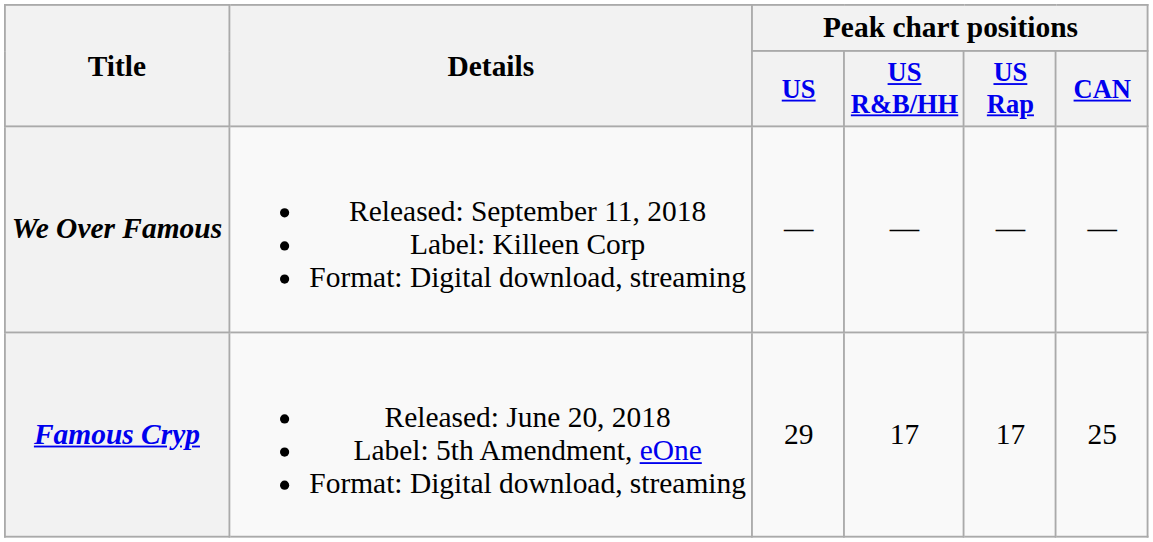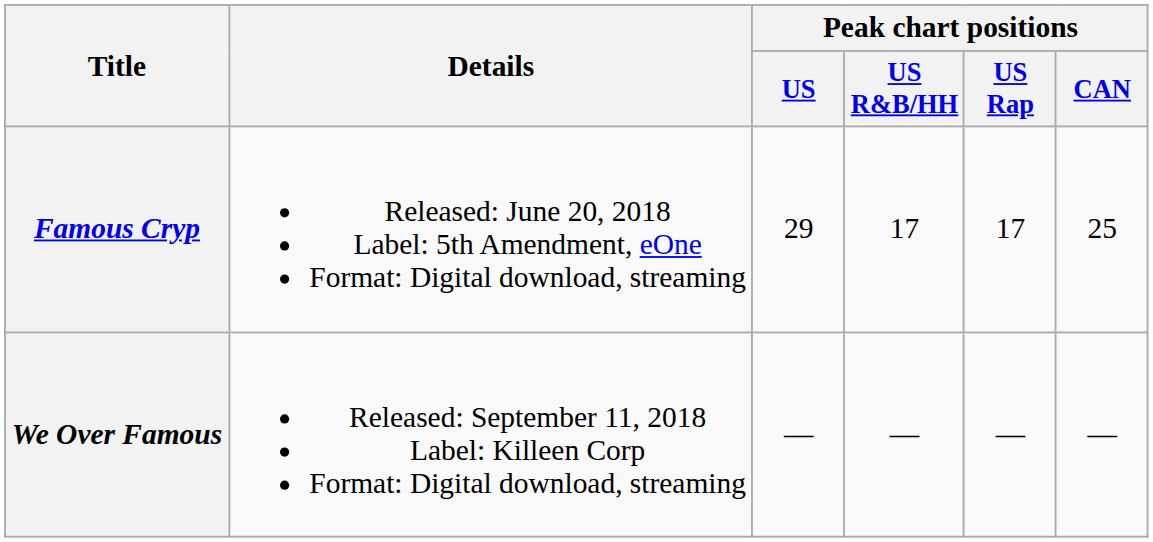rows swapped: (117, 433) <-> (117, 228)
